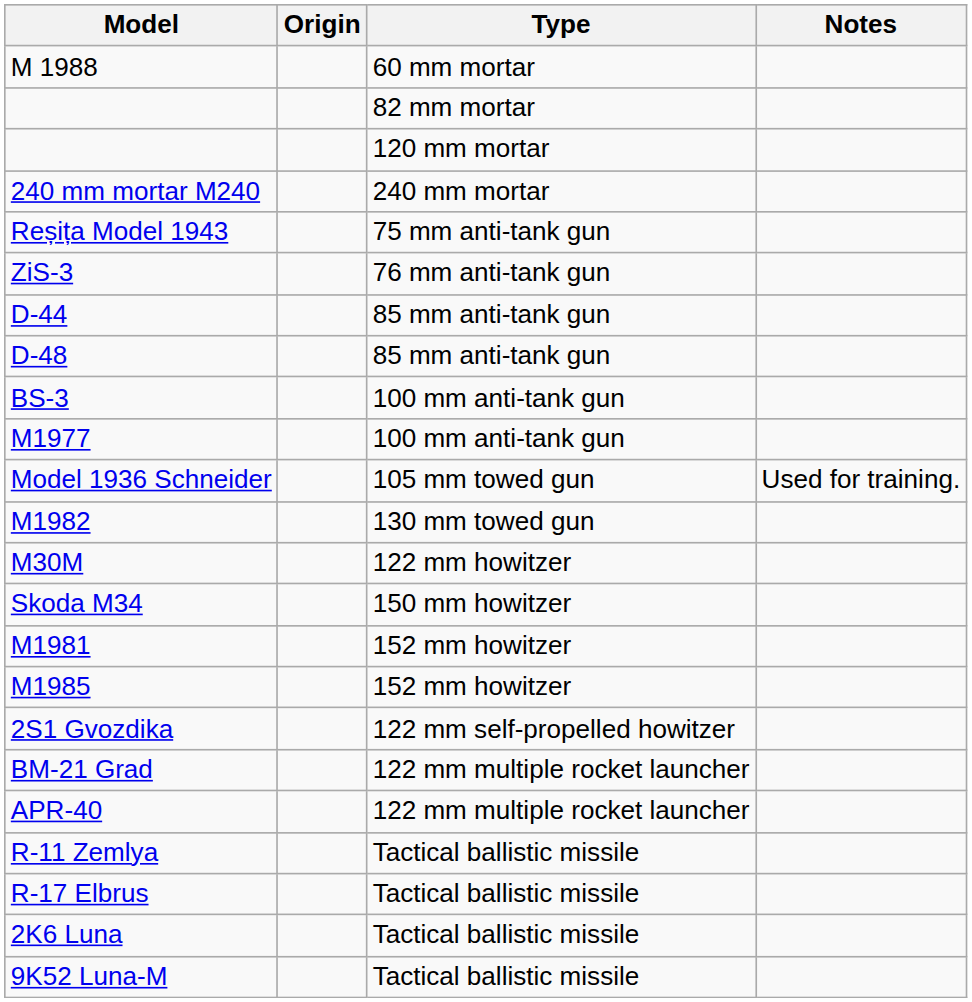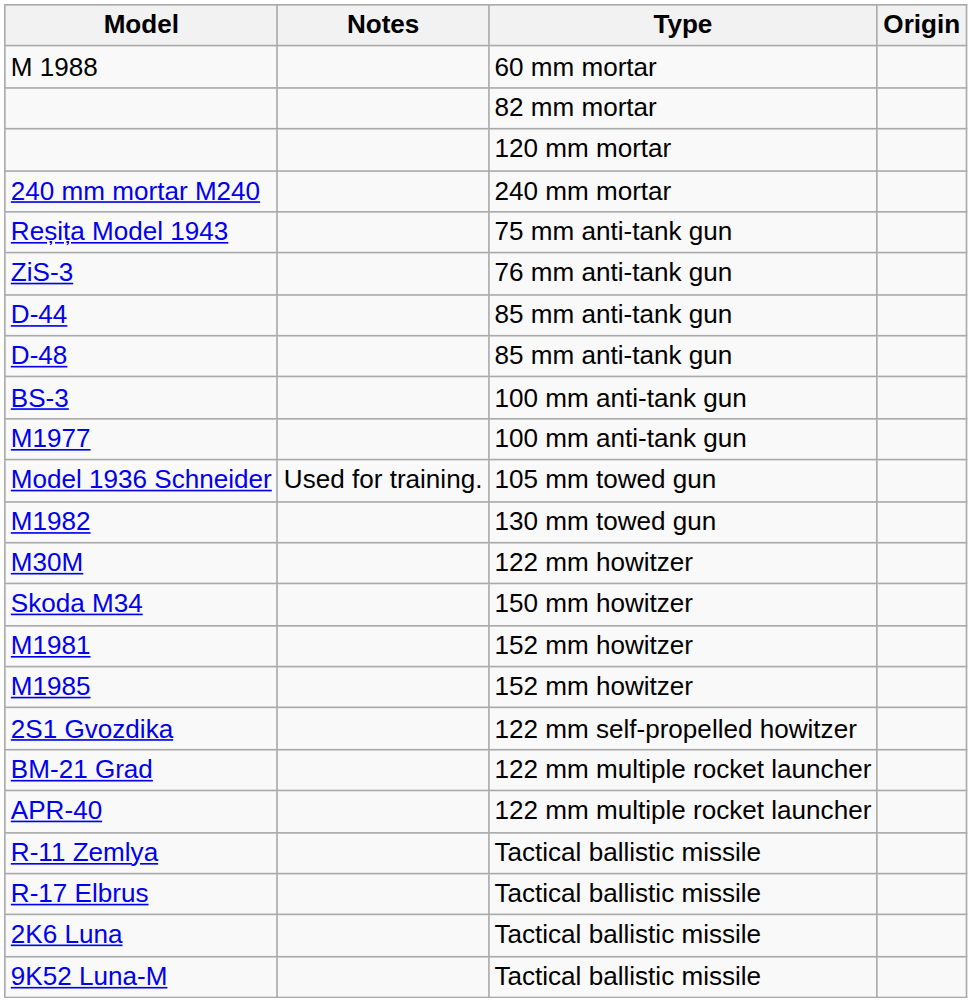columns swapped: (322, 25) <-> (861, 25)
